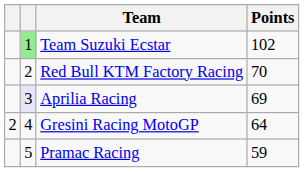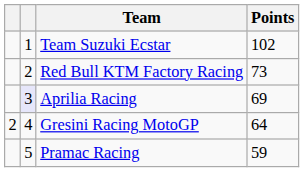(28, 44) lightgreen background -> (28, 44) no background
(259, 71) 70 -> (259, 71) 73
